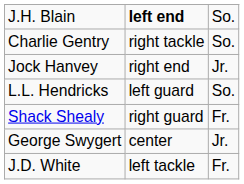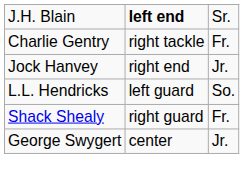(223, 16) So. -> (221, 16) Sr.
(223, 41) So. -> (221, 41) Fr.
- row: (44, 166)
